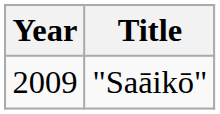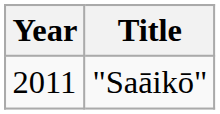(45, 81) 2009 -> (44, 81) 2011
